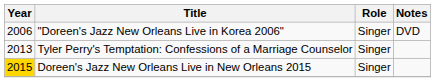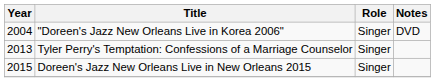(20, 31) 2006 -> (20, 31) 2004
(20, 67) gold background -> (20, 67) no background
